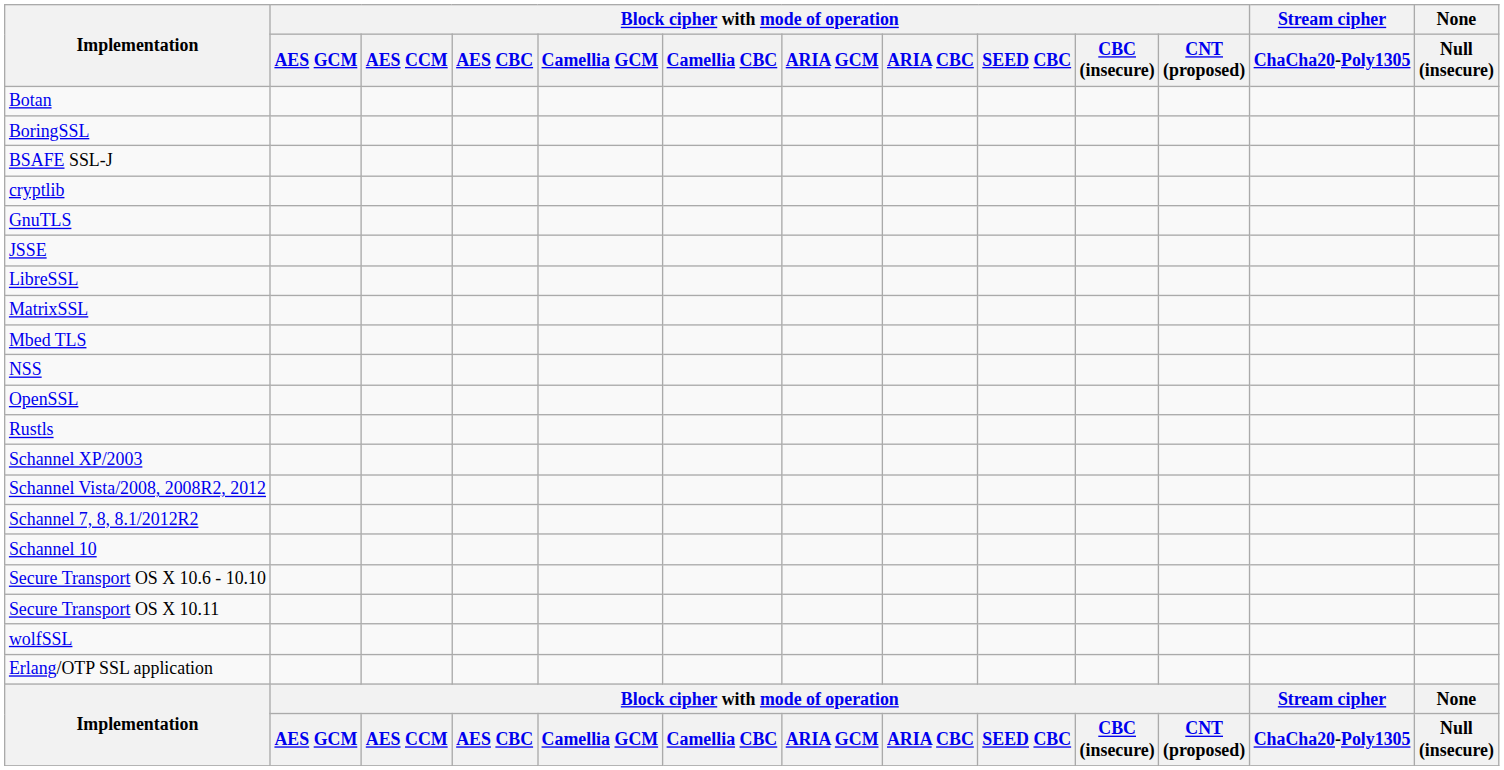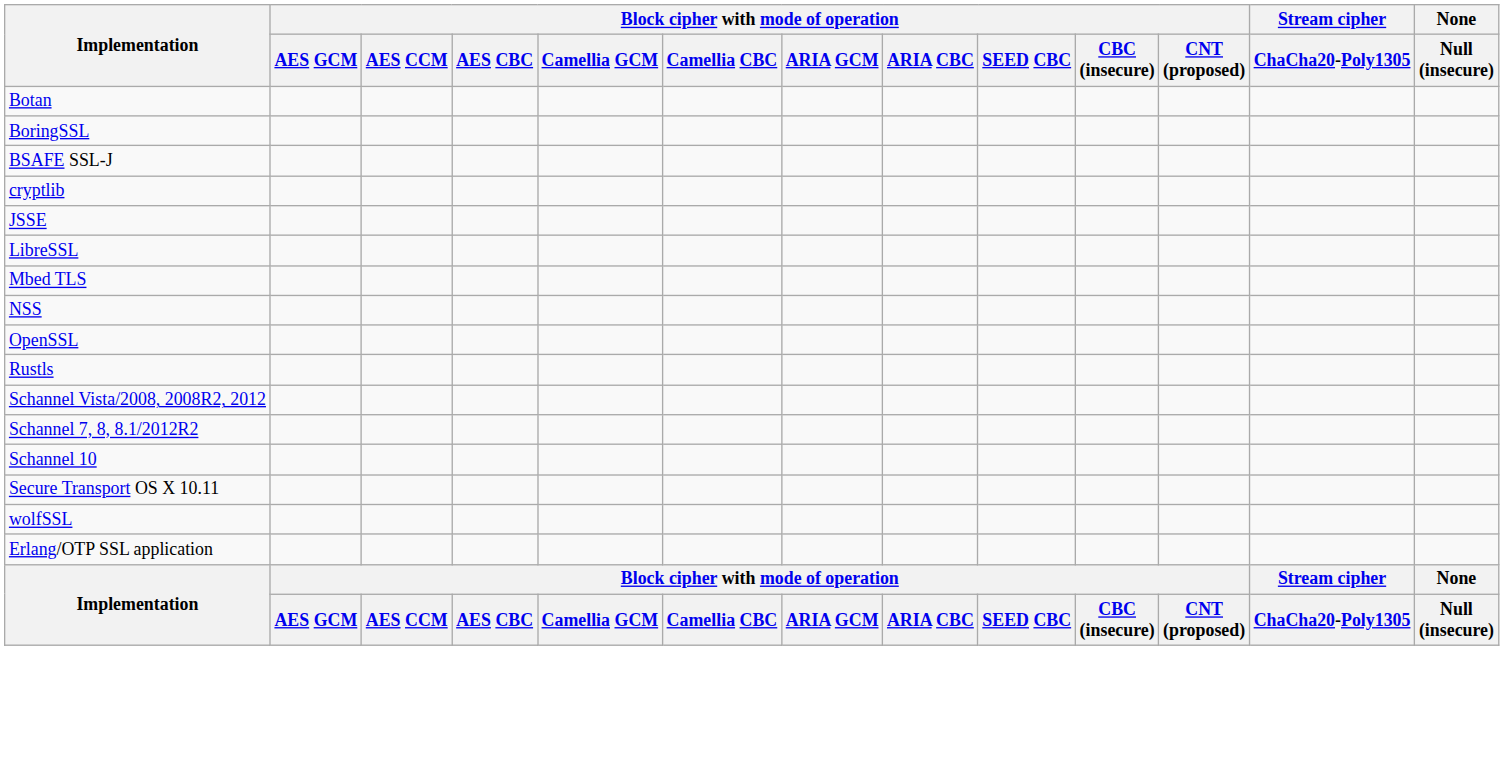- row: (40, 220)
- row: (49, 310)
- row: (76, 459)
- row: (137, 579)
